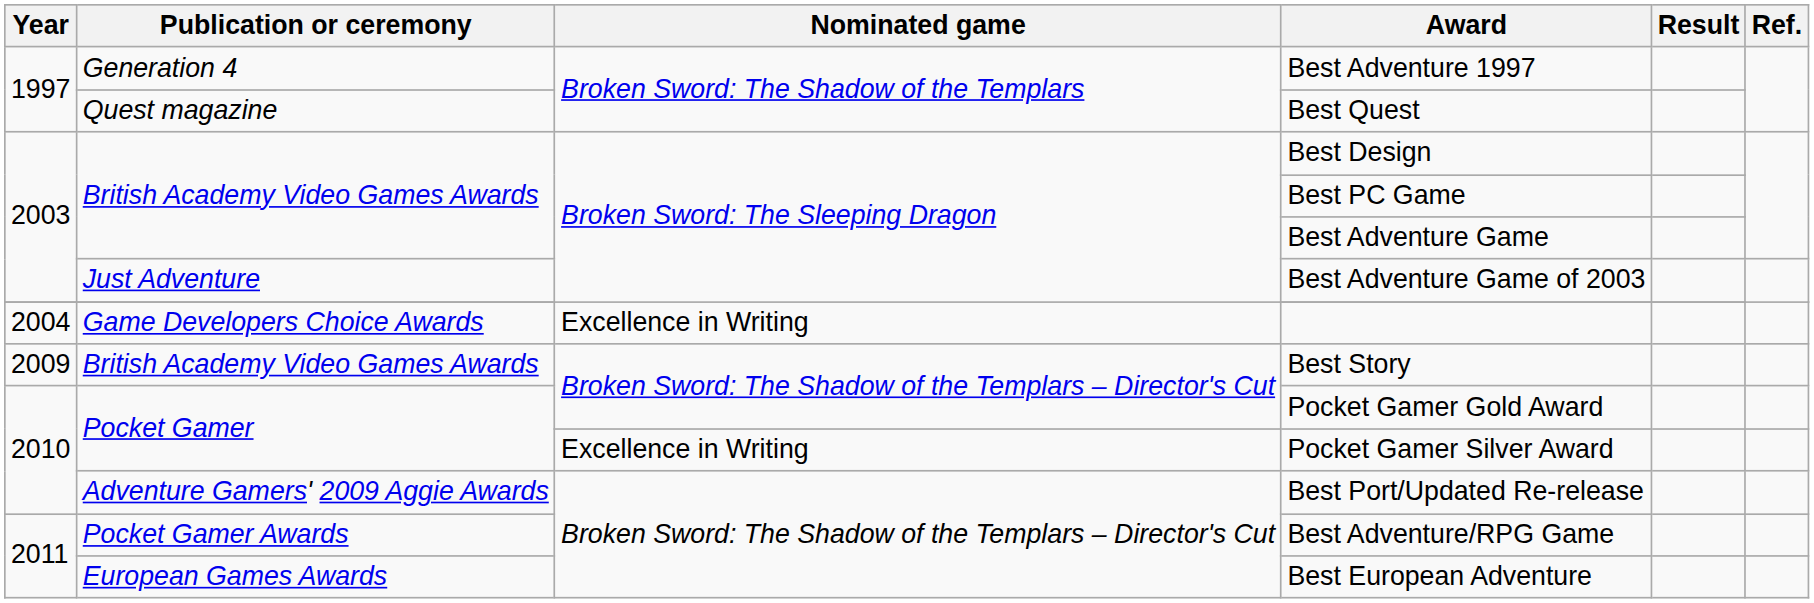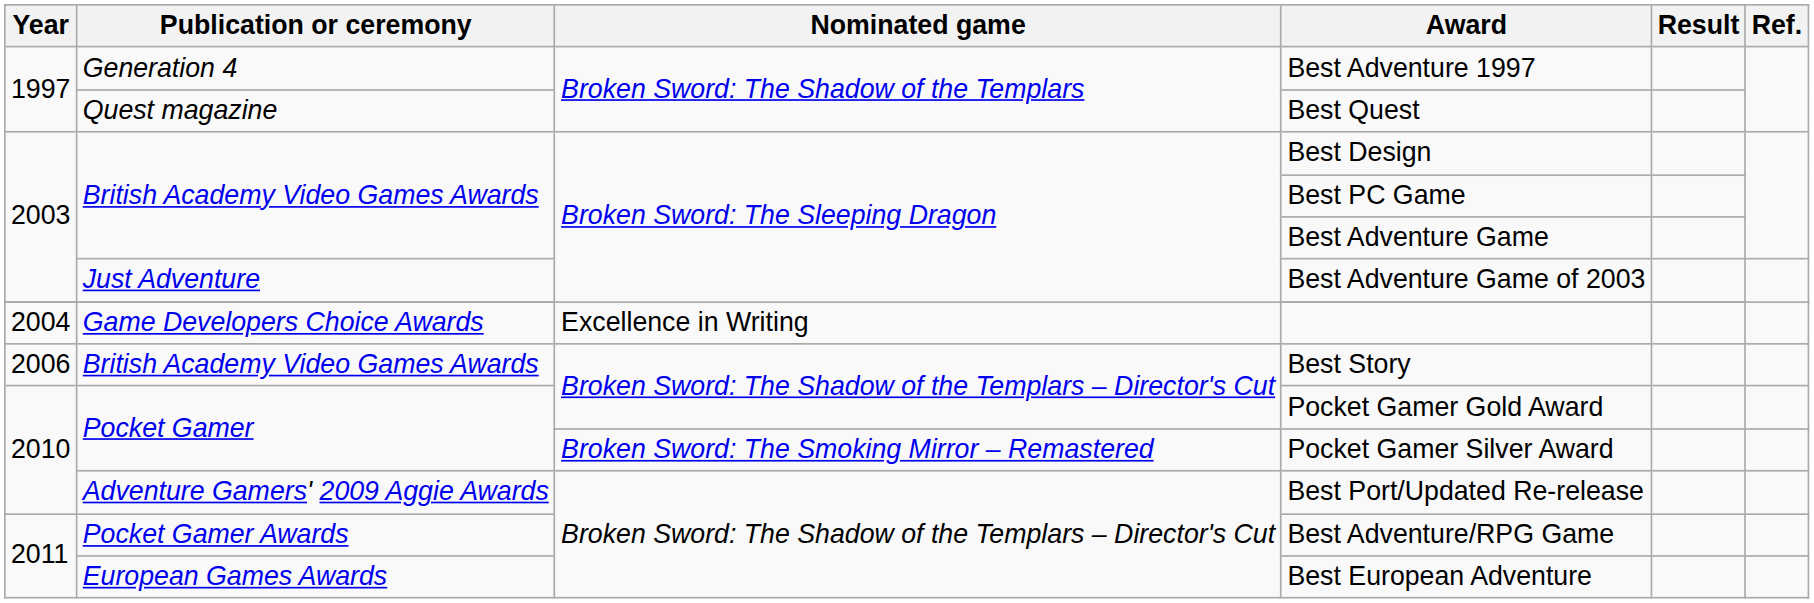(41, 364) 2009 -> (41, 364) 2006
(685, 449) Excellence in Writing -> (857, 449) Broken Sword: The Smoking Mirror – Remastered
